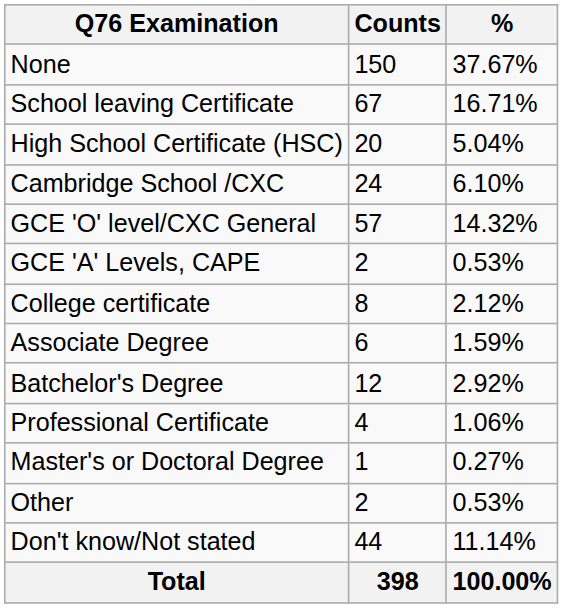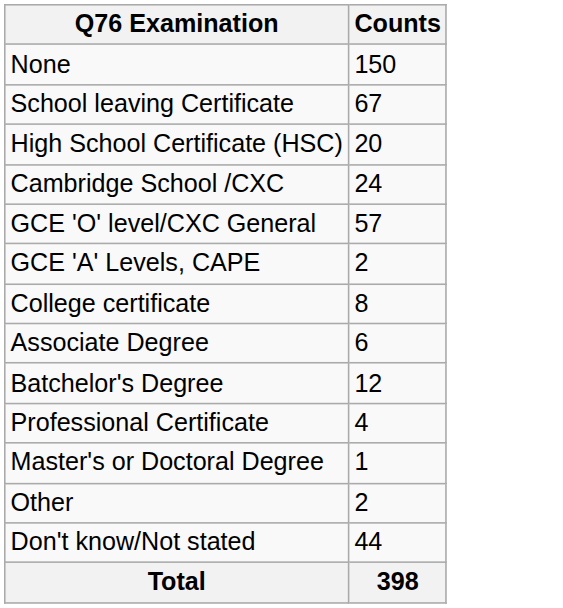- column: (502, 24)
